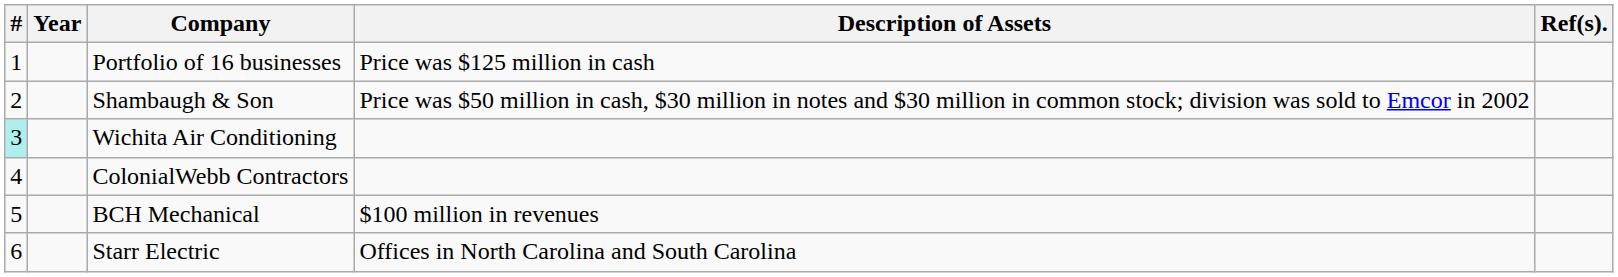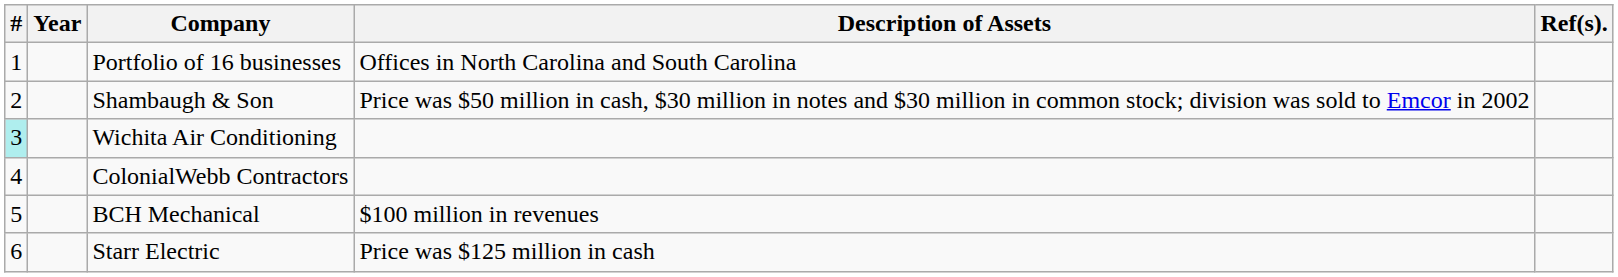(507, 61) Price was $125 million in cash -> (578, 61) Offices in North Carolina and South Carolina
(578, 251) Offices in North Carolina and South Carolina -> (507, 251) Price was $125 million in cash
